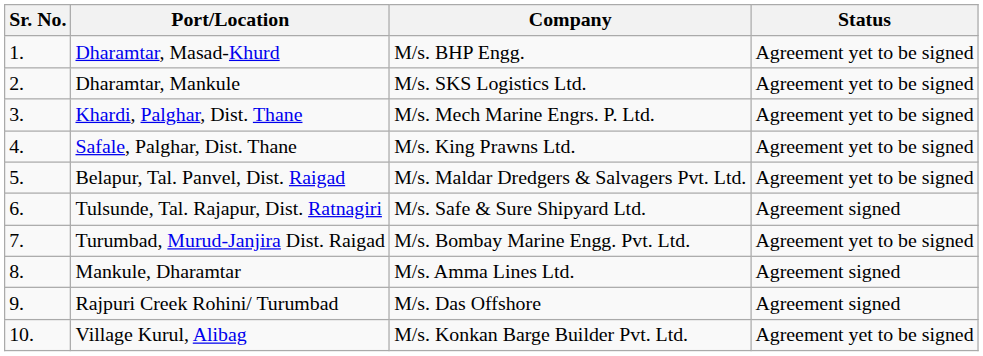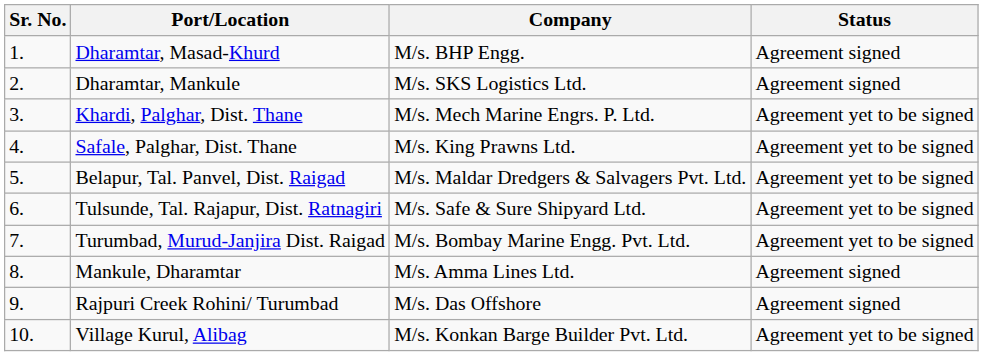(865, 51) Agreement yet to be signed -> (828, 51) Agreement signed
(865, 83) Agreement yet to be signed -> (828, 83) Agreement signed
(828, 209) Agreement signed -> (865, 209) Agreement yet to be signed
